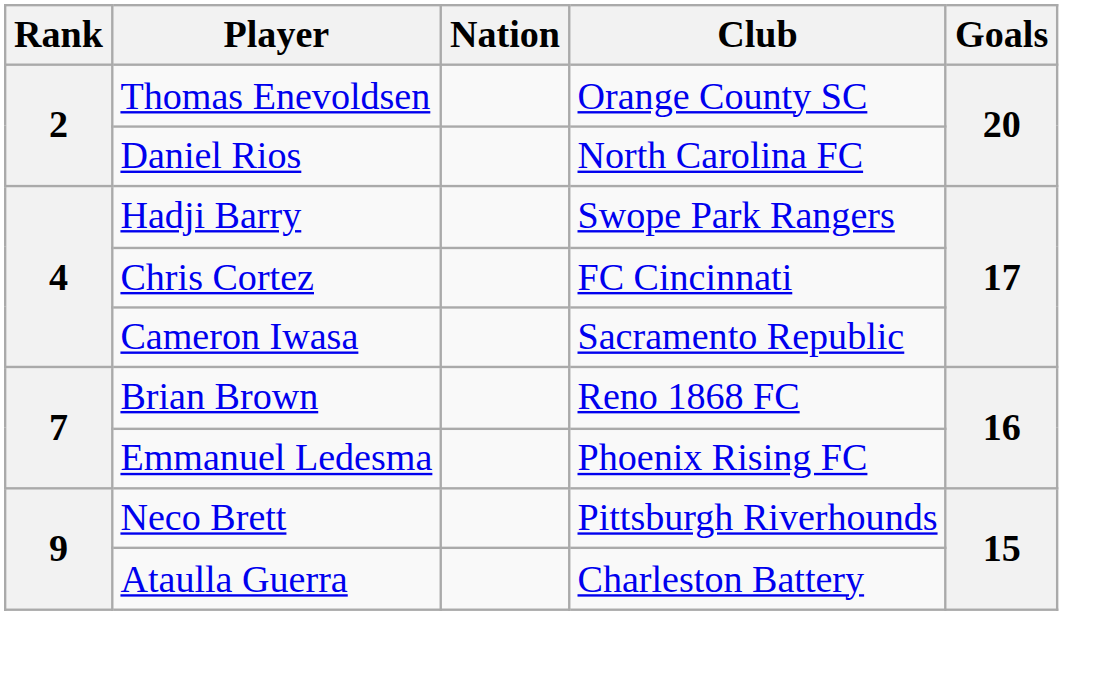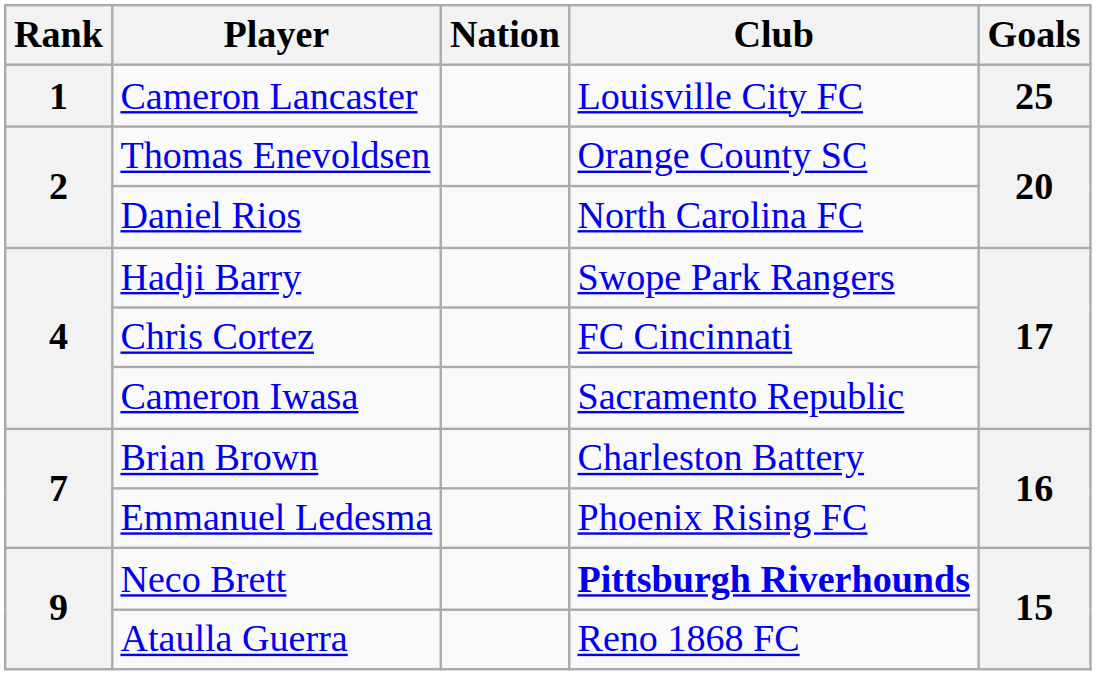+ row: (269, 95)
(689, 397) Reno 1868 FC -> (721, 457) Charleston Battery
(758, 517) normal -> (774, 578) bold
(721, 578) Charleston Battery -> (689, 638) Reno 1868 FC
